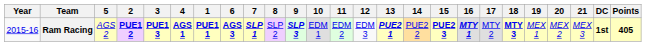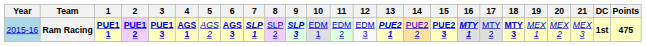columns swapped: (207, 11) <-> (106, 11)
(22, 29) no background -> (22, 29) lightblue background
(626, 29) 405 -> (626, 29) 475
